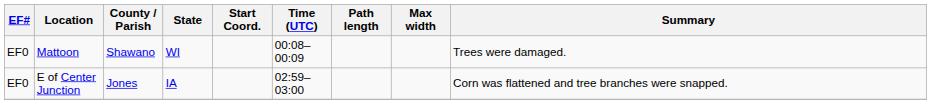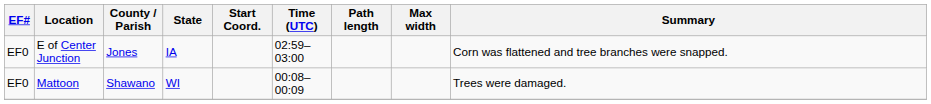rows swapped: (58, 51) <-> (66, 83)
